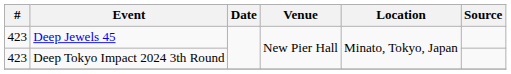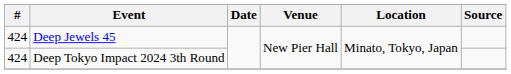(17, 37) 423 -> (17, 37) 424
(17, 58) 423 -> (17, 58) 424
